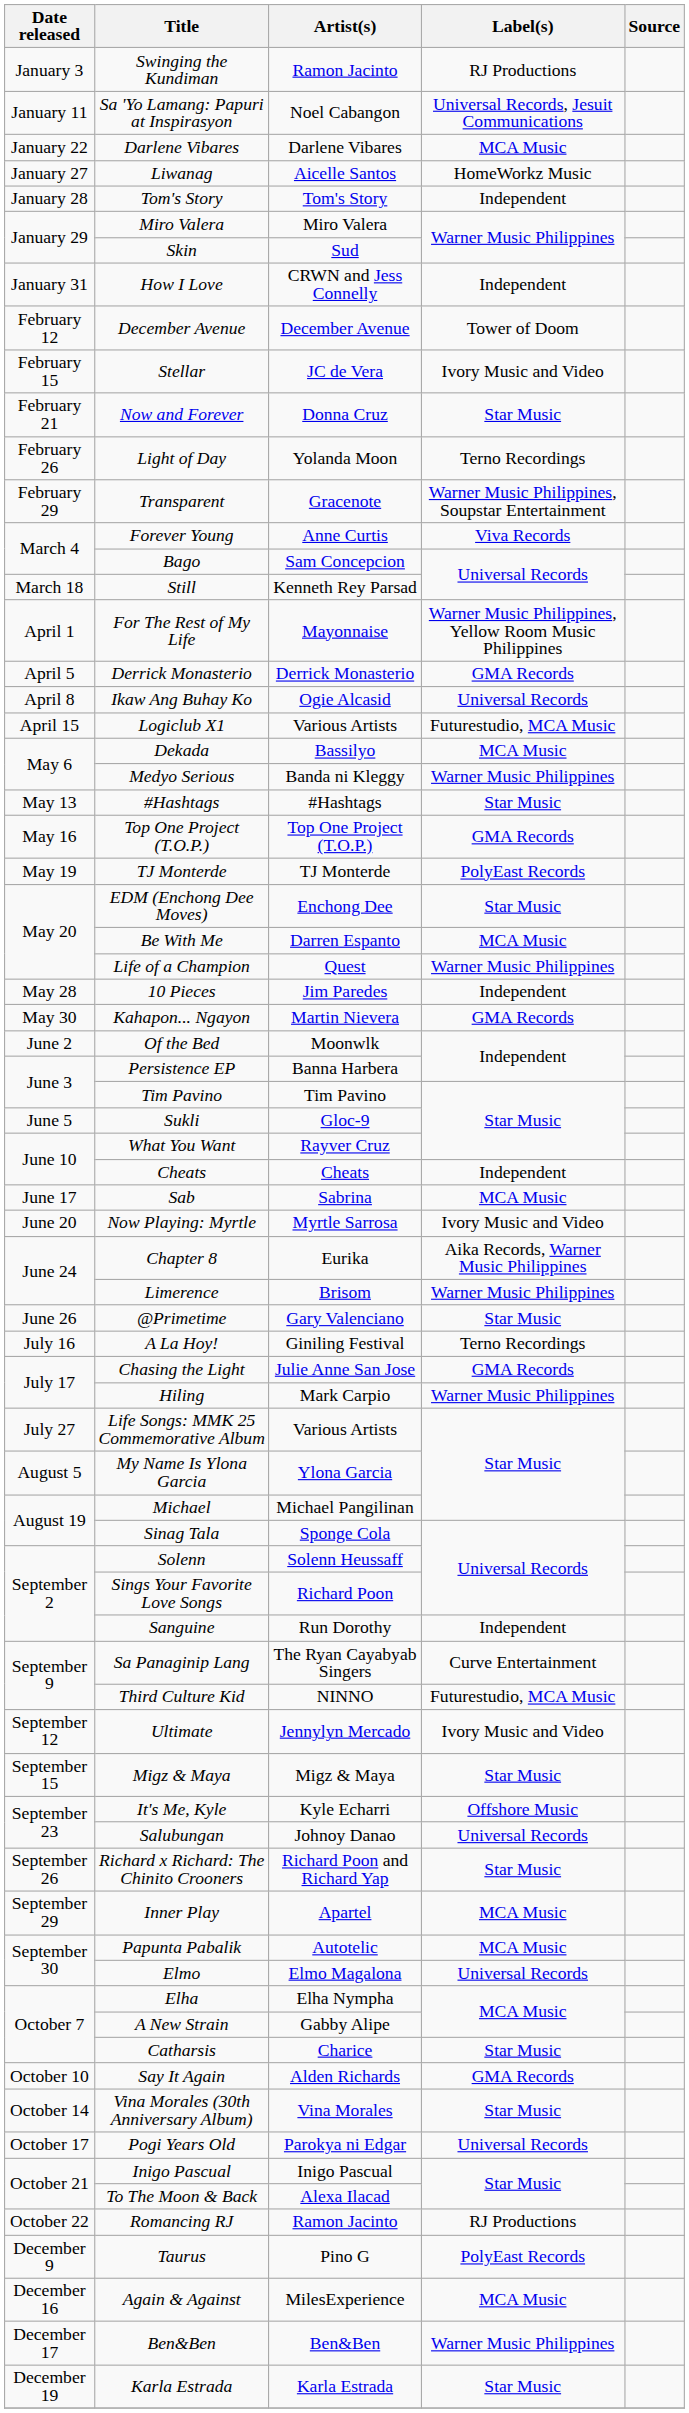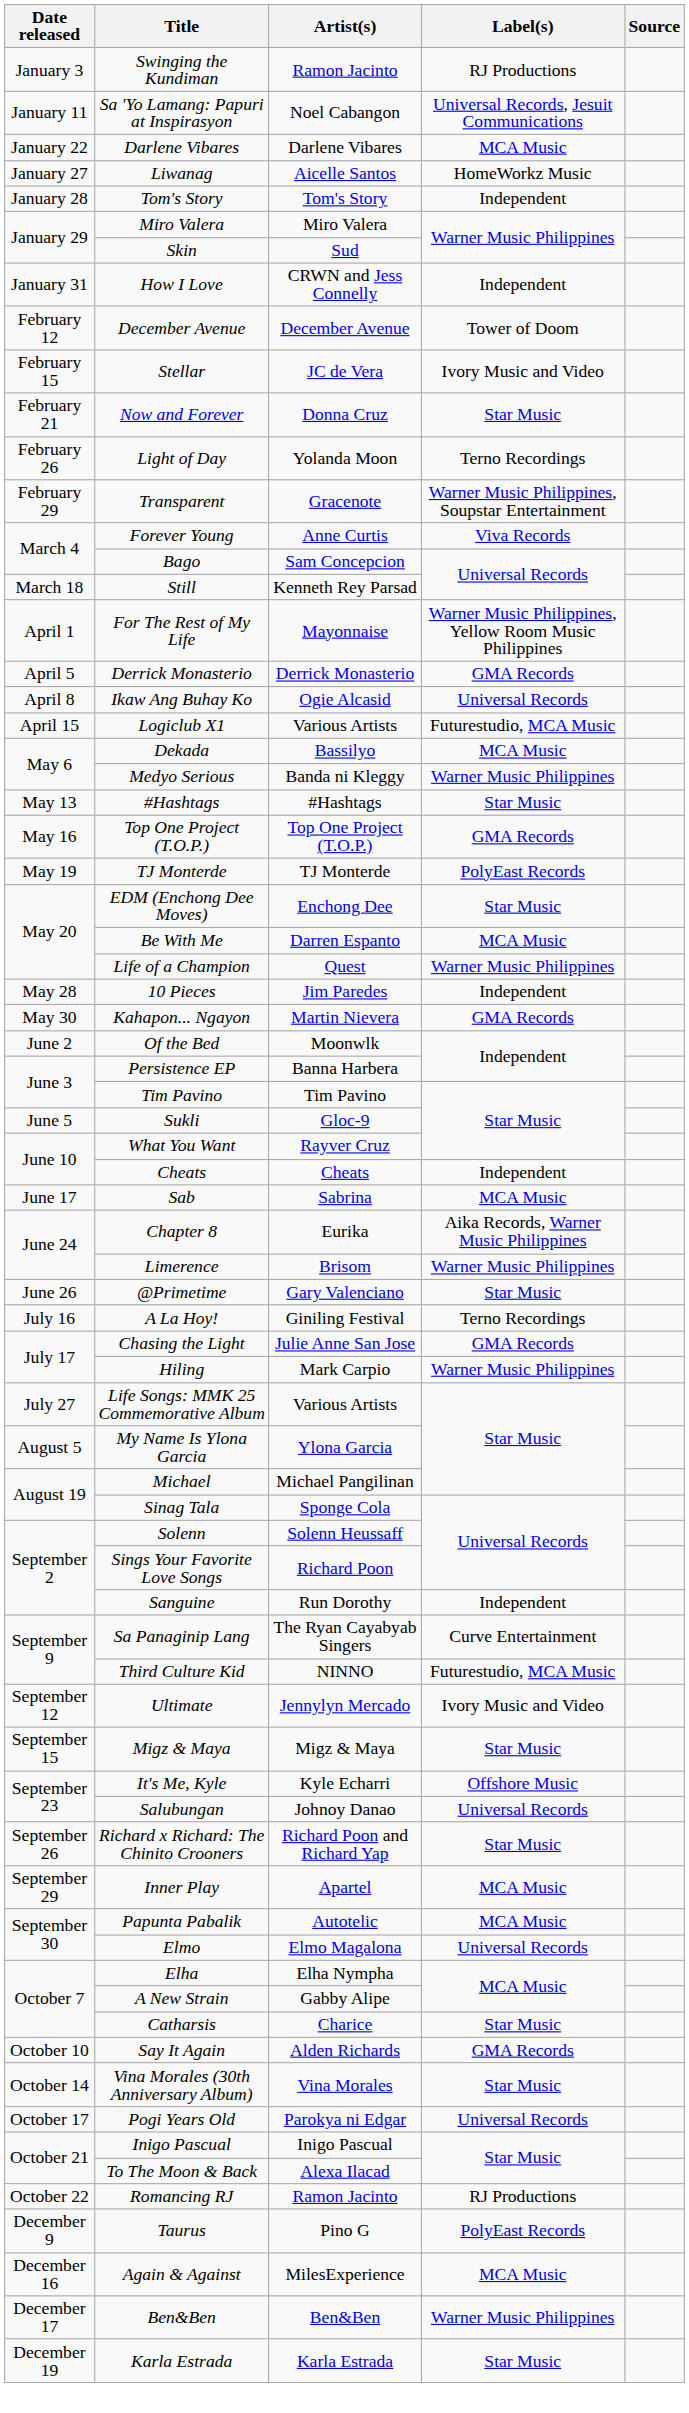- row: (182, 1223)
